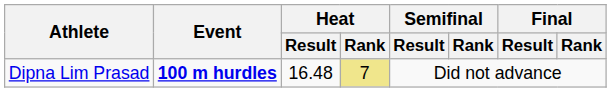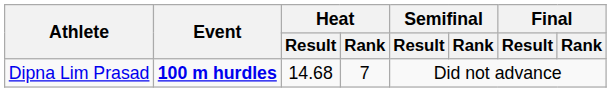(311, 73) 16.48 -> (311, 73) 14.68
(365, 73) khaki background -> (365, 73) no background
